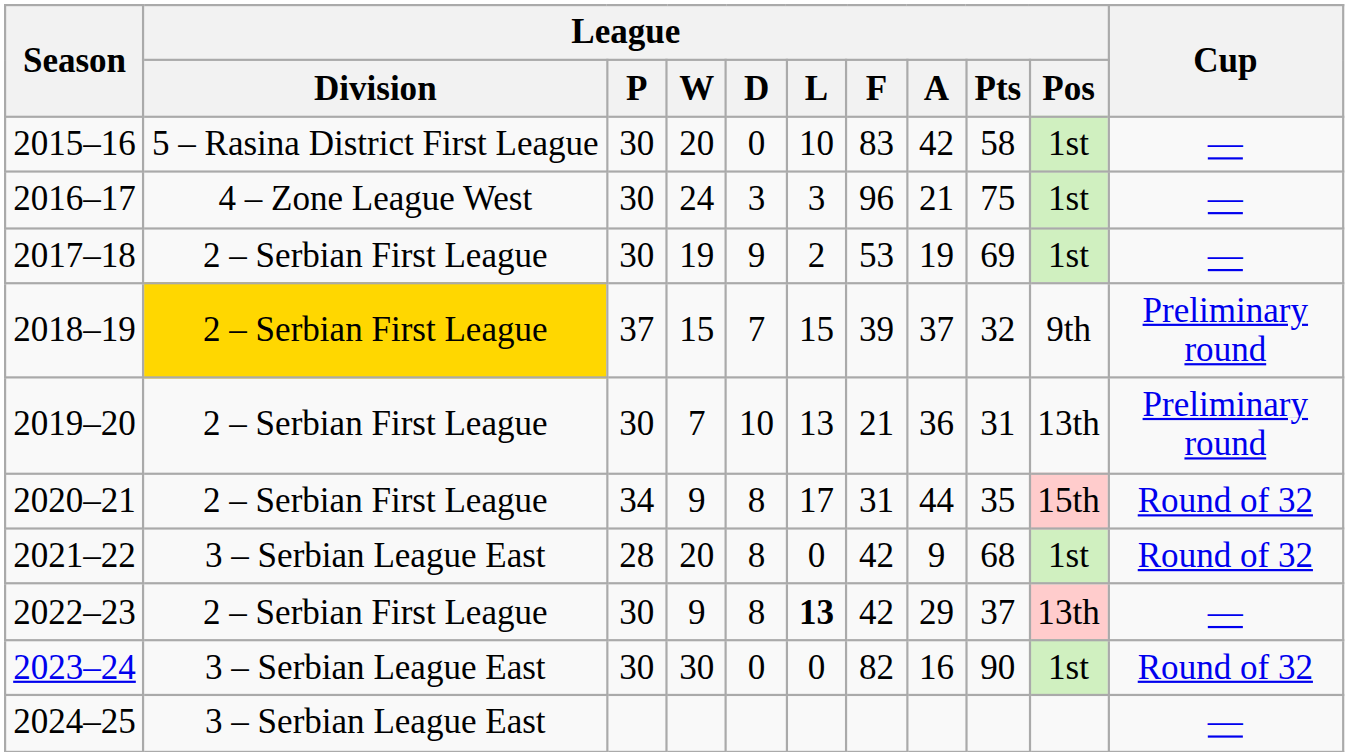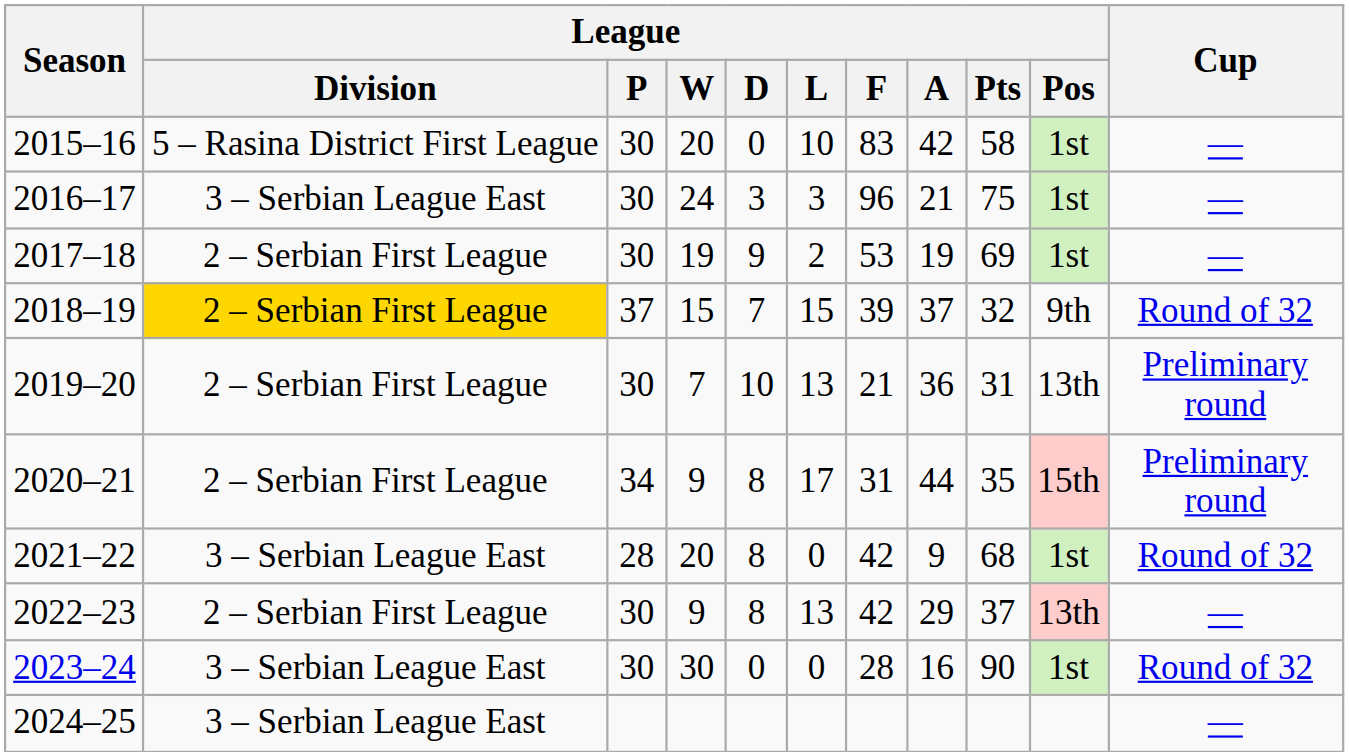(375, 198) 4 – Zone League West -> (375, 198) 3 – Serbian League East
(1225, 329) Preliminary round -> (1225, 310) Round of 32
(1225, 500) Round of 32 -> (1225, 480) Preliminary round
(817, 611) bold -> (817, 611) normal
(877, 666) 82 -> (877, 666) 28
